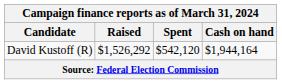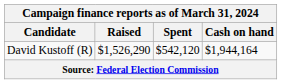(124, 50) $1,526,292 -> (124, 50) $1,526,290
